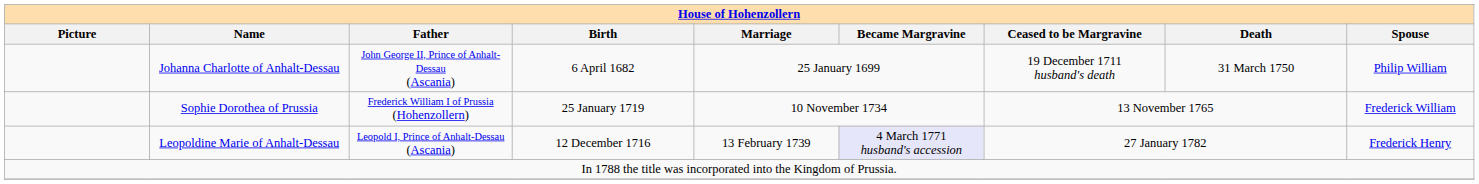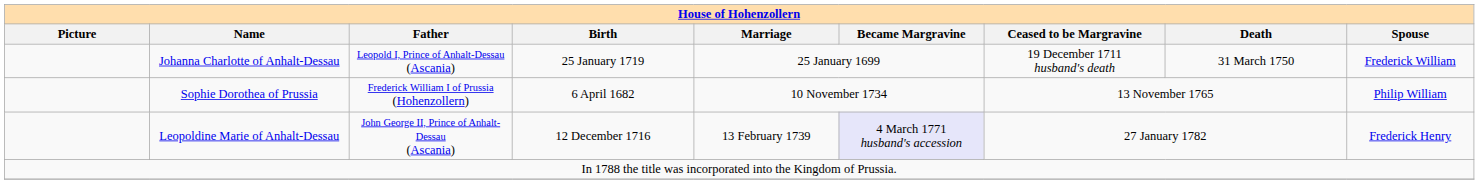(431, 68) John George II, Prince of Anhalt-Dessau (Ascania) -> (431, 61) Leopold I, Prince of Anhalt-Dessau (Ascania)
(603, 68) 6 April 1682 -> (603, 61) 25 January 1719
(1410, 68) Philip William -> (1410, 61) Frederick William
(603, 108) 25 January 1719 -> (603, 94) 6 April 1682
(1410, 108) Frederick William -> (1410, 94) Philip William
(431, 143) Leopold I, Prince of Anhalt-Dessau (Ascania) -> (431, 136) John George II, Prince of Anhalt-Dessau (Ascania)
